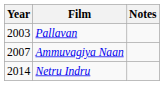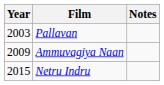(19, 52) 2007 -> (19, 52) 2009
(19, 71) 2014 -> (19, 71) 2015
